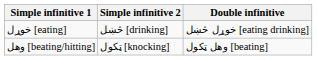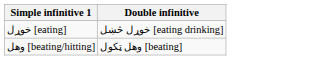- column: (140, 12)
